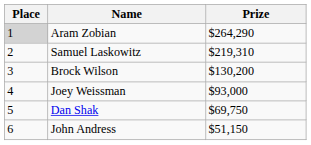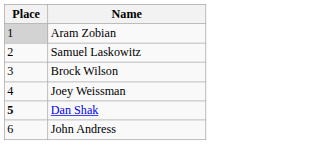- column: (256, 14)
(10, 110) normal -> (10, 110) bold
